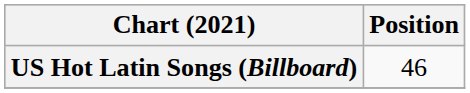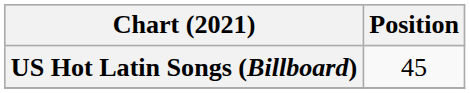(414, 66) 46 -> (414, 66) 45
